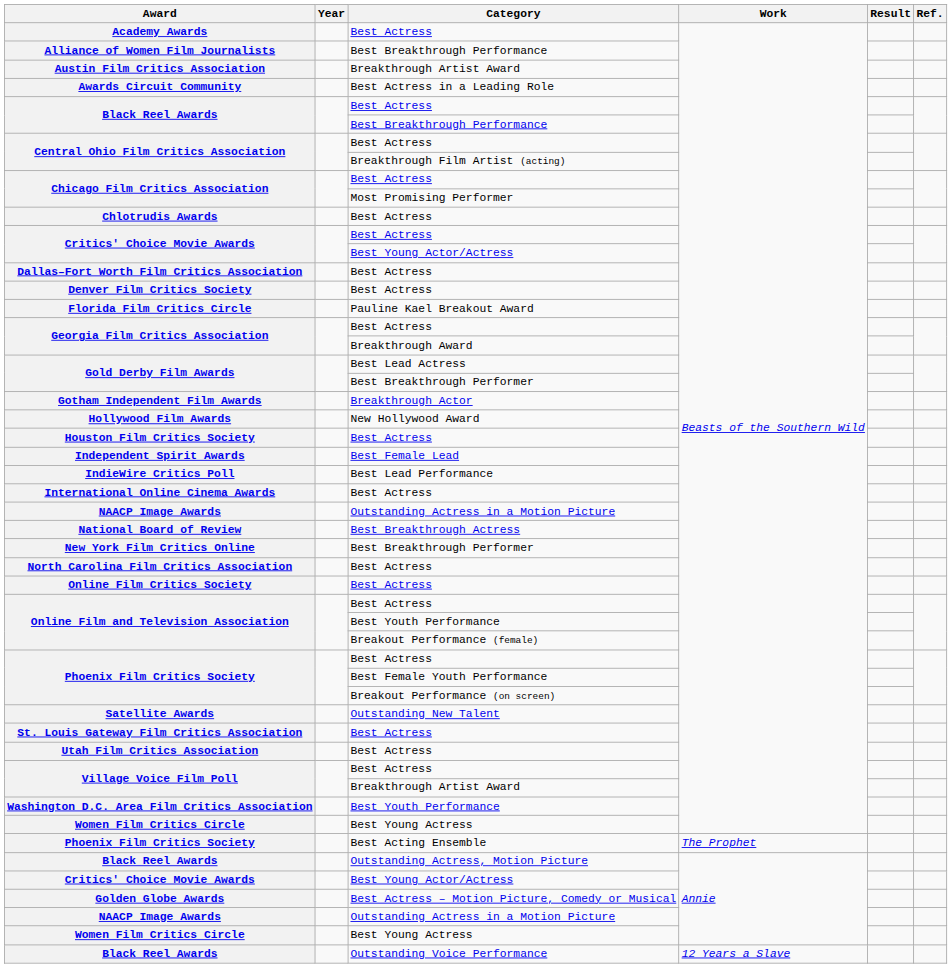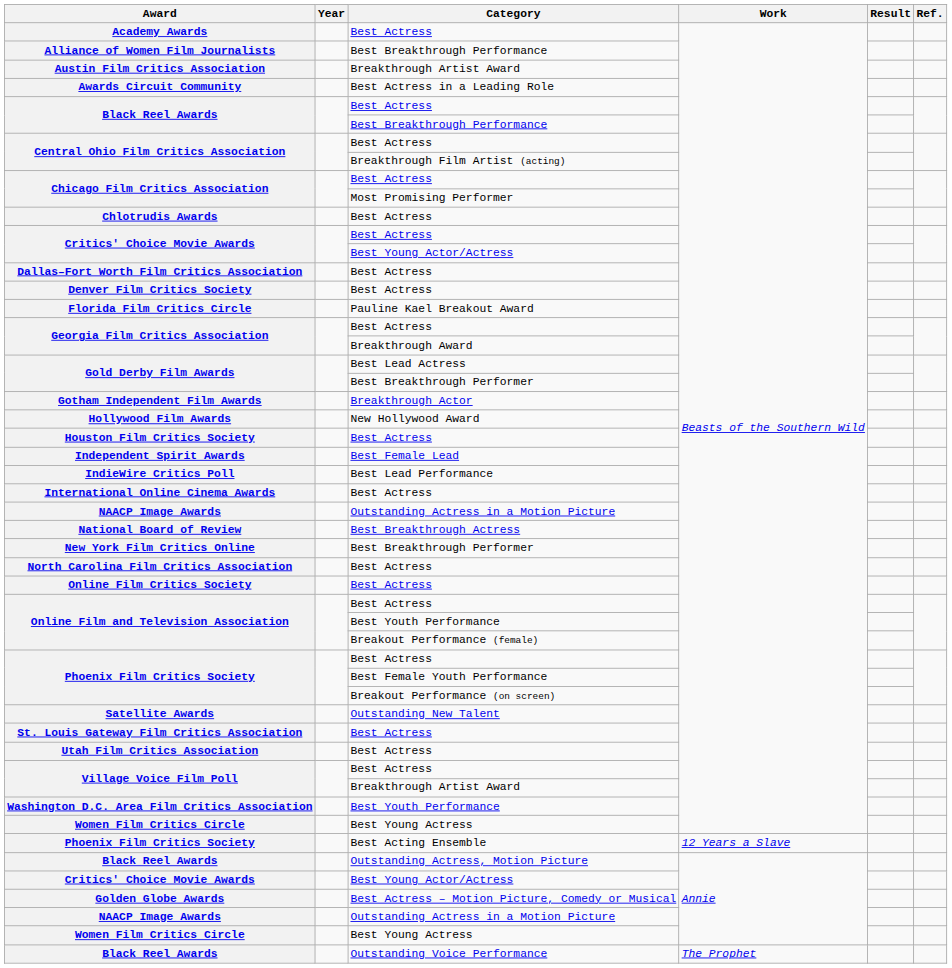(719, 843) The Prophet -> (736, 843) 12 Years a Slave
(736, 954) 12 Years a Slave -> (719, 954) The Prophet
